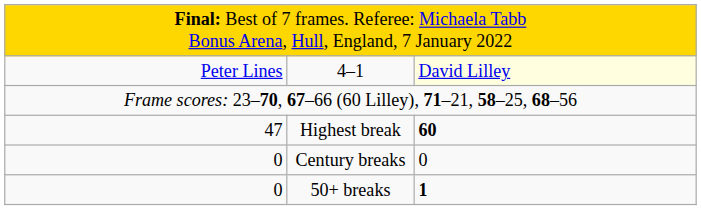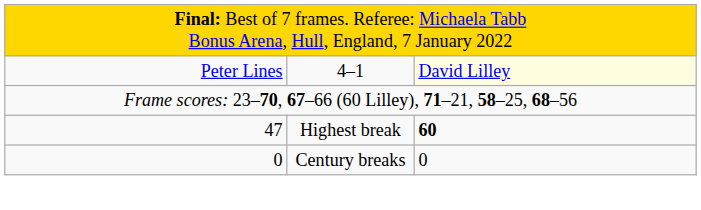- row: (350, 190)
